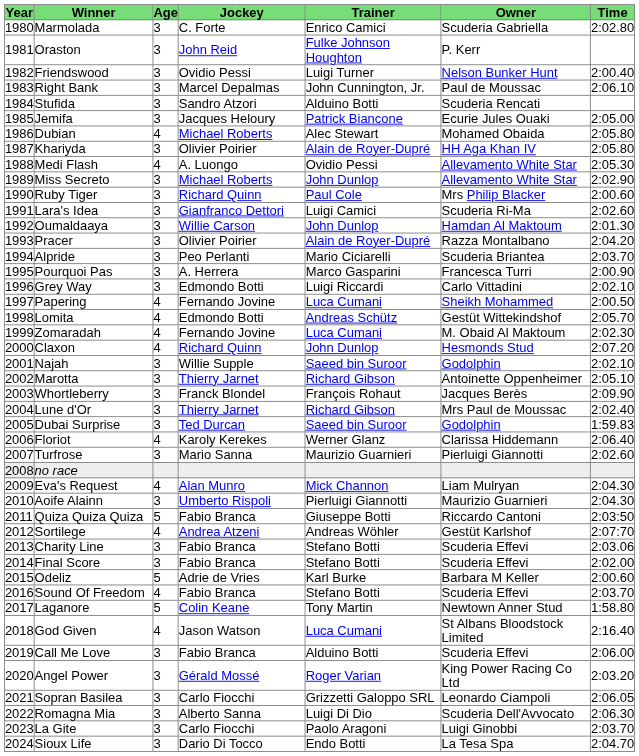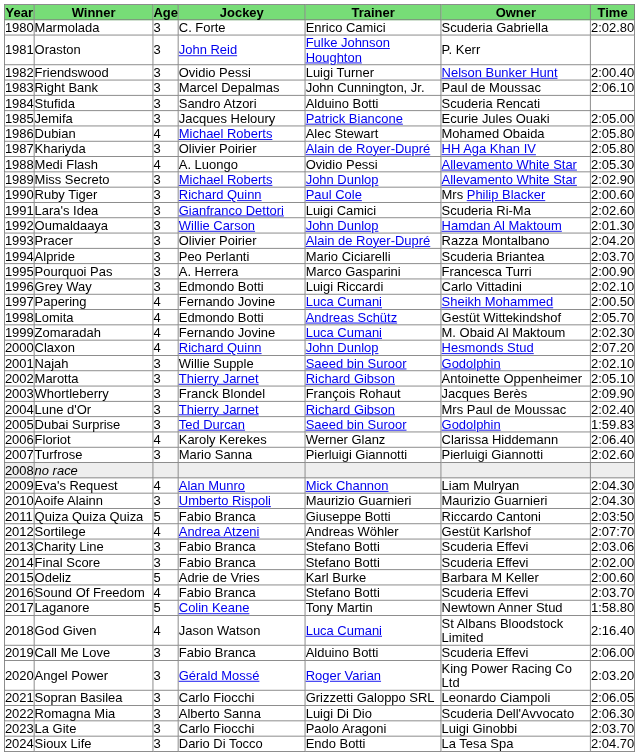(359, 455) Maurizio Guarnieri -> (356, 455) Pierluigi Giannotti
(356, 501) Pierluigi Giannotti -> (359, 501) Maurizio Guarnieri
